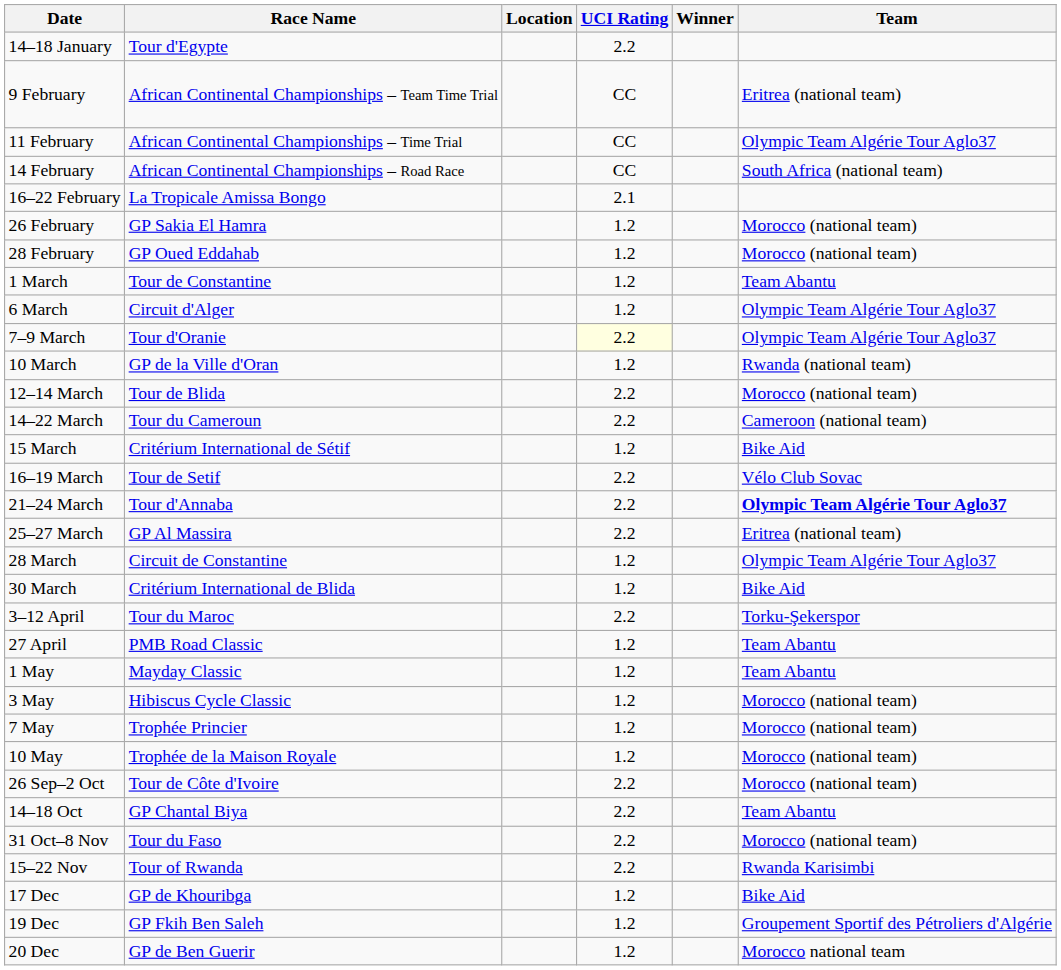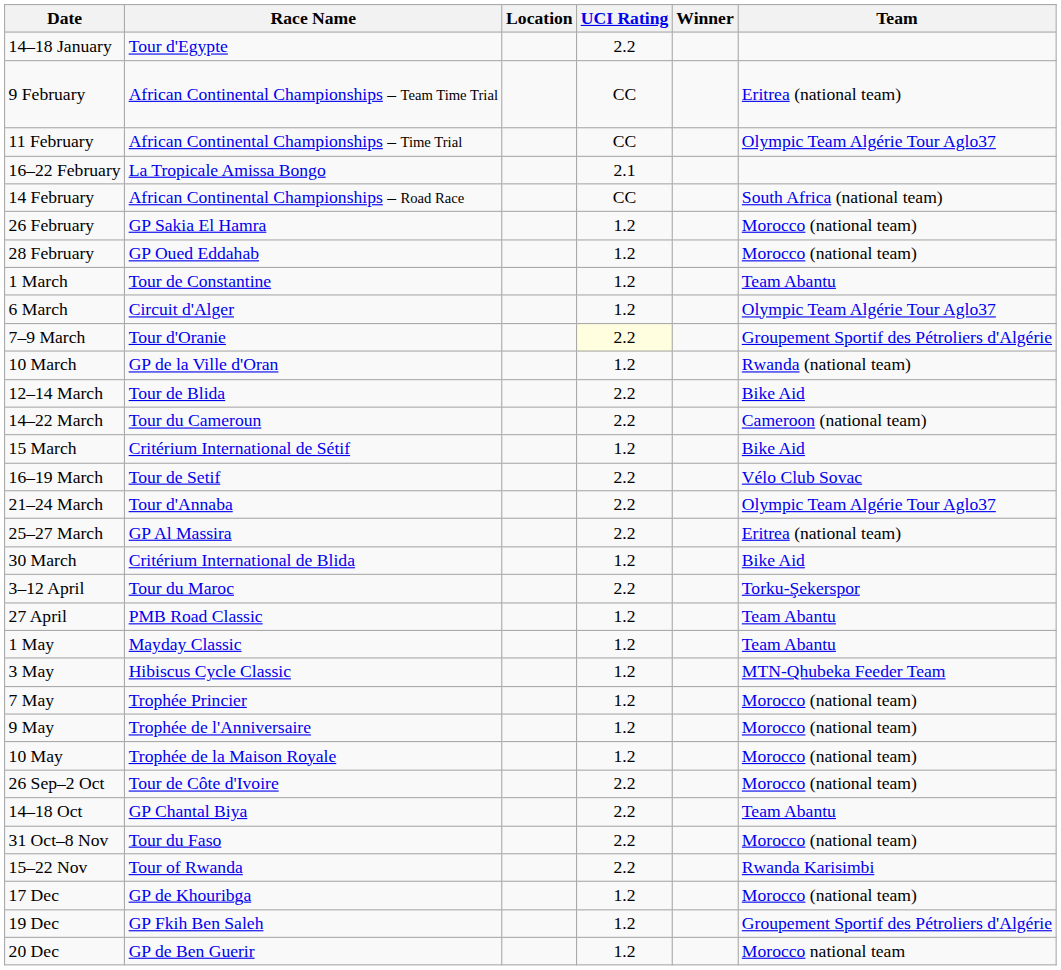rows swapped: (51, 169) <-> (65, 197)
(869, 337) Olympic Team Algérie Tour Aglo37 -> (897, 337) Groupement Sportif des Pétroliers d'Algérie
(829, 393) Morocco (national team) -> (773, 393) Bike Aid
(874, 504) bold -> (869, 504) normal
- row: (43, 560)
(829, 700) Morocco (national team) -> (844, 672) MTN-Qhubeka Feeder Team
+ row: (31, 727)
(773, 895) Bike Aid -> (829, 895) Morocco (national team)
